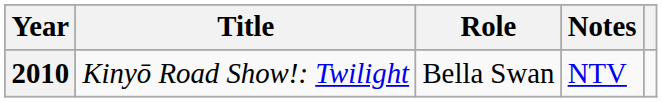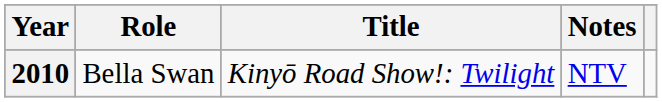columns swapped: (246, 27) <-> (488, 27)
